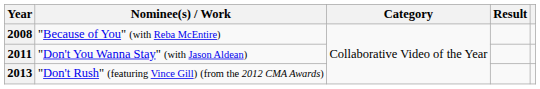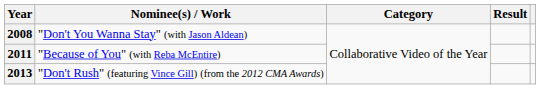(129, 34) "Because of You" (with Reba McEntire) -> (143, 34) "Don't You Wanna Stay" (with Jason Aldean)
(143, 53) "Don't You Wanna Stay" (with Jason Aldean) -> (129, 53) "Because of You" (with Reba McEntire)
